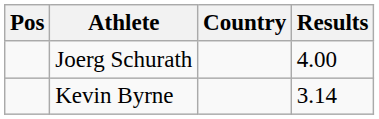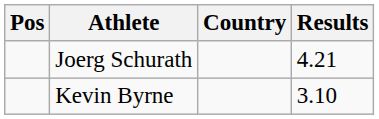(317, 59) 4.00 -> (317, 59) 4.21
(317, 95) 3.14 -> (317, 95) 3.10
